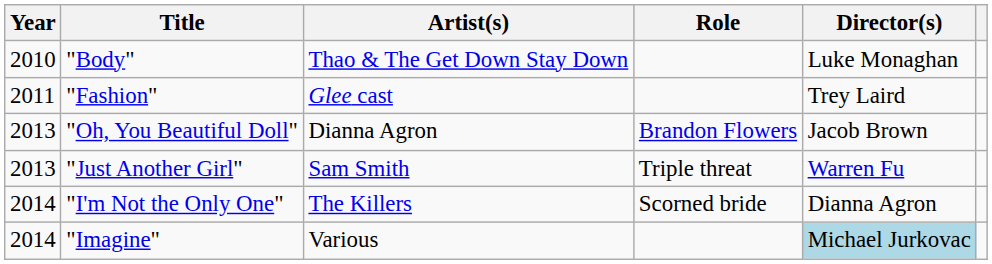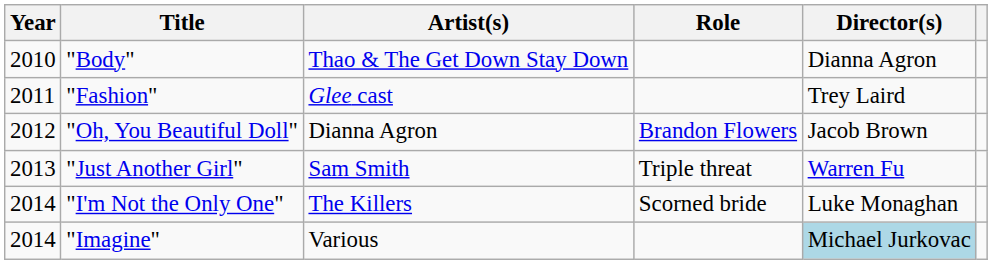(883, 58) Luke Monaghan -> (872, 58) Dianna Agron
(33, 131) 2013 -> (33, 131) 2012
(872, 204) Dianna Agron -> (883, 204) Luke Monaghan
